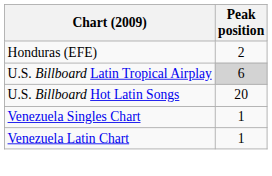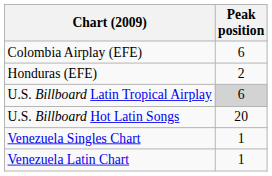+ row: (75, 52)
